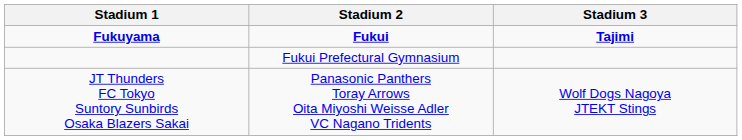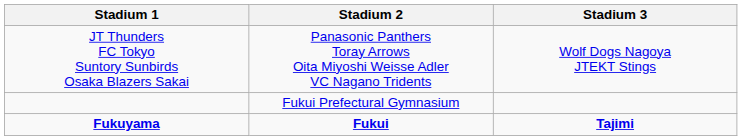rows swapped: (127, 36) <-> (127, 101)
